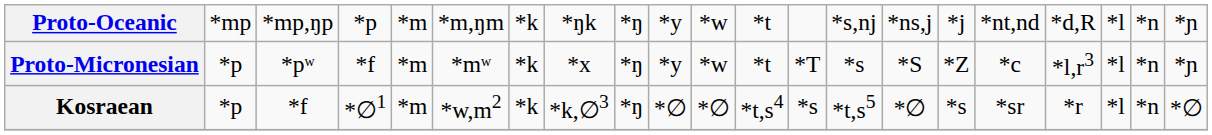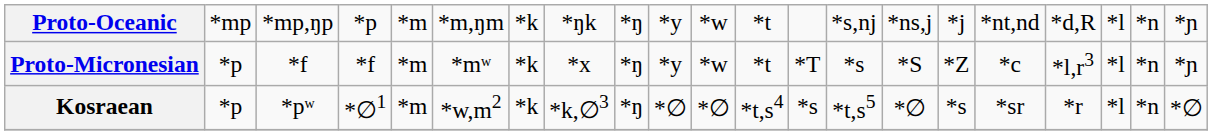(298, 63) *pʷ -> (298, 63) *f
(298, 107) *f -> (298, 107) *pʷ
